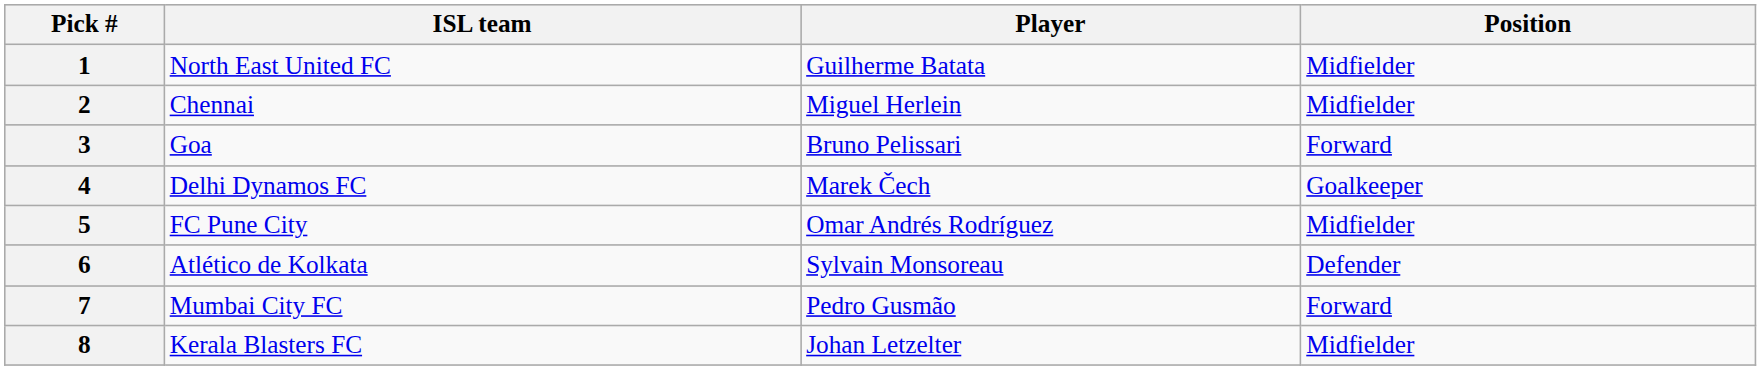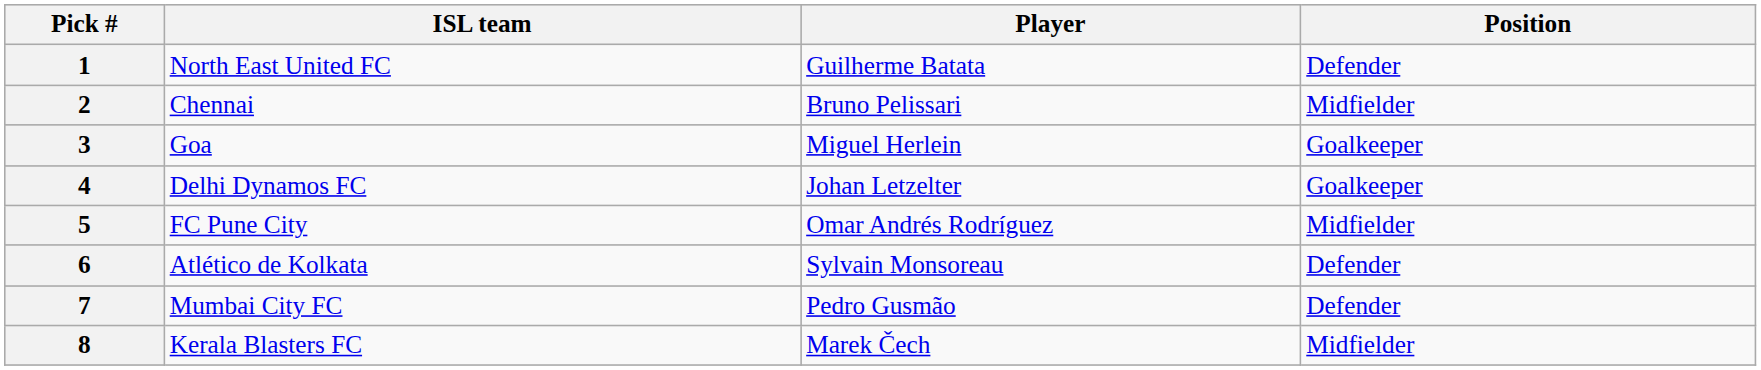(1360, 64) Midfielder -> (1353, 64) Defender
(884, 104) Miguel Herlein -> (884, 104) Bruno Pelissari
(884, 144) Bruno Pelissari -> (884, 144) Miguel Herlein
(1349, 144) Forward -> (1365, 144) Goalkeeper
(868, 184) Marek Čech -> (884, 184) Johan Letzelter
(1349, 305) Forward -> (1353, 305) Defender
(884, 345) Johan Letzelter -> (868, 345) Marek Čech
